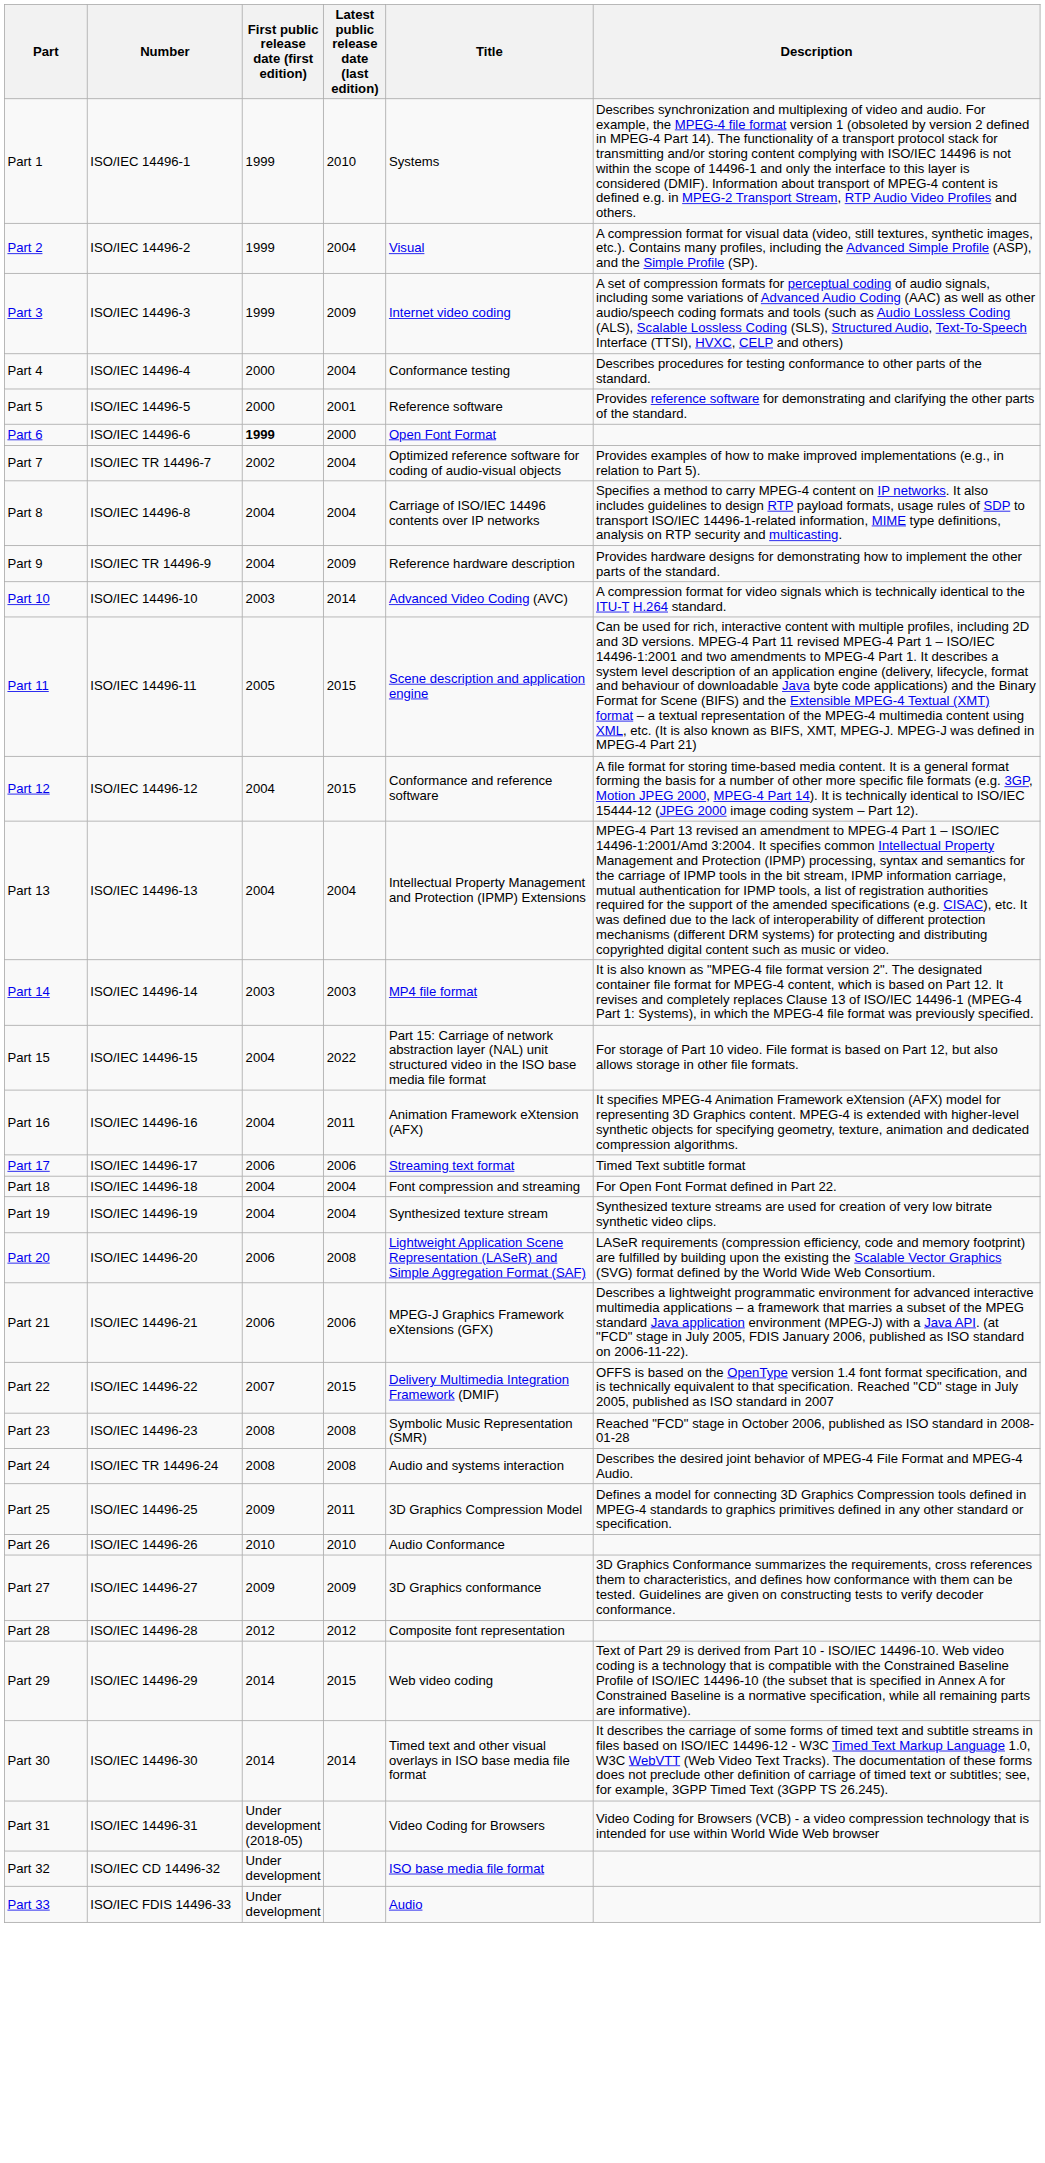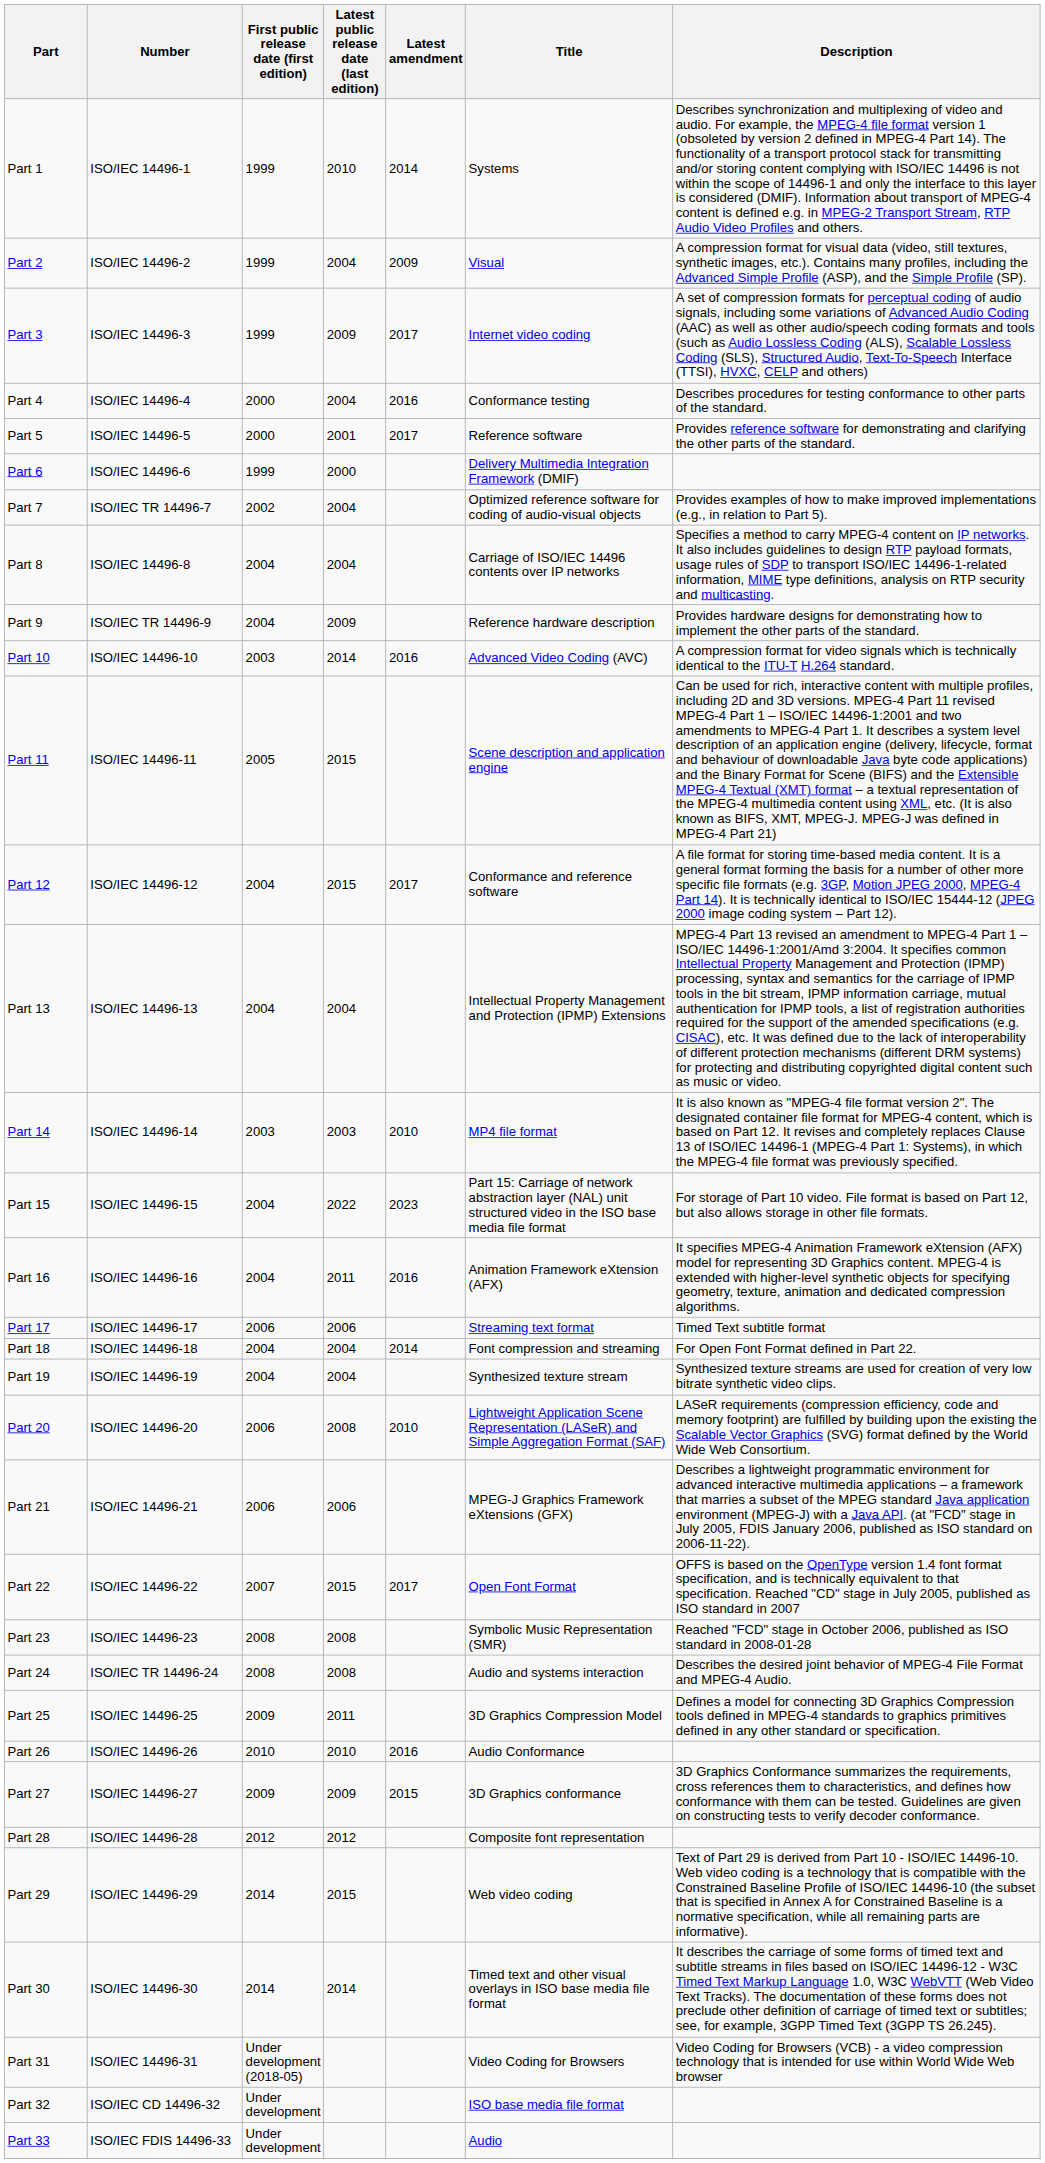+ column: (426, 51)
(260, 434) bold -> (260, 471) normal
(443, 434) Open Font Format -> (559, 471) Delivery Multimedia Integration Framework (DMIF)
(479, 1387) Delivery Multimedia Integration Framework (DMIF) -> (522, 1587) Open Font Format
